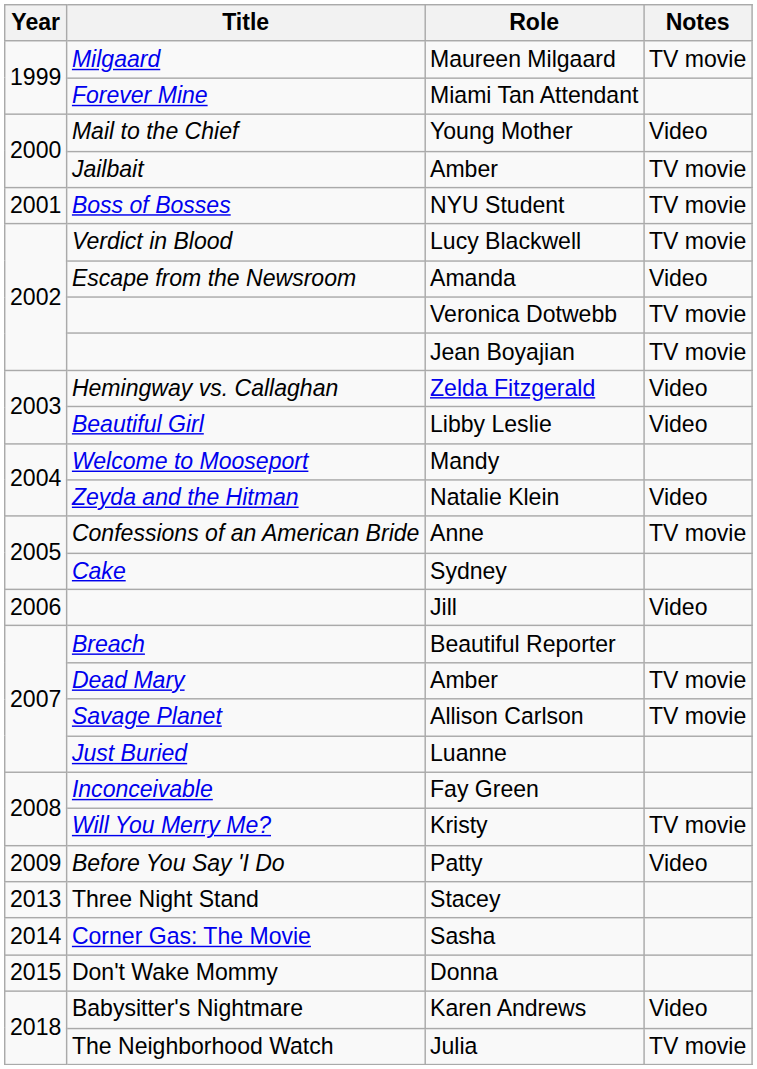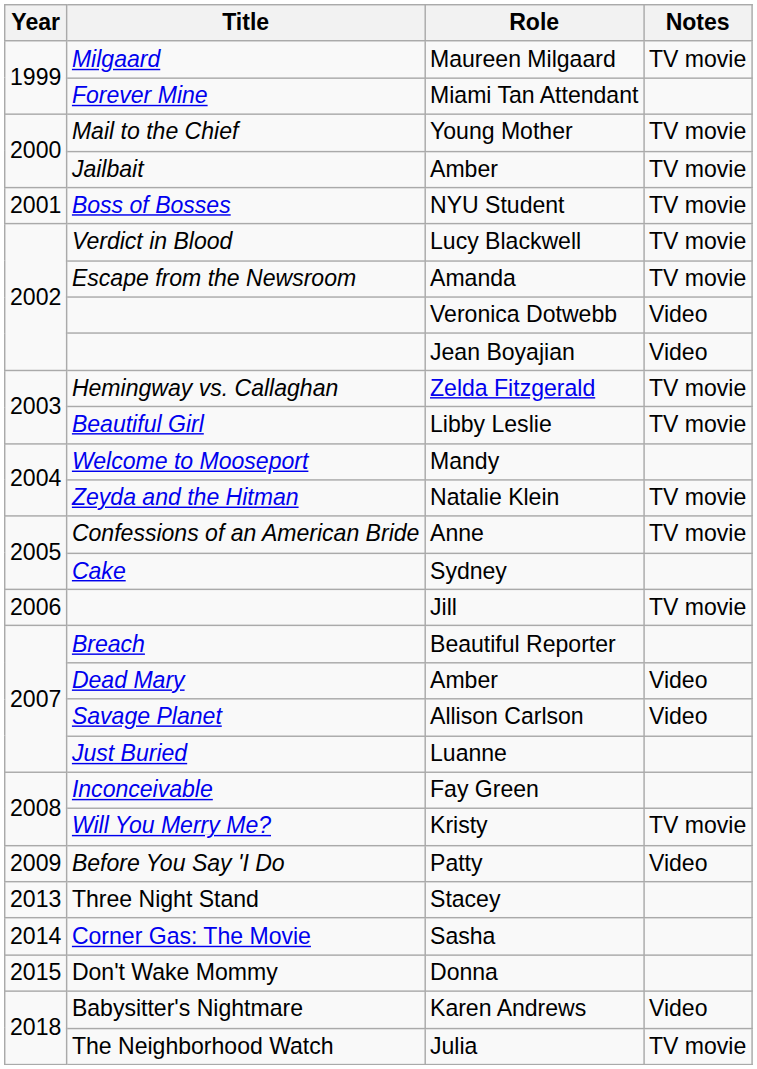(678, 132) Video -> (698, 132) TV movie
(678, 278) Video -> (698, 278) TV movie
(698, 315) TV movie -> (678, 315) Video
(698, 351) TV movie -> (678, 351) Video
(678, 388) Video -> (698, 388) TV movie
(678, 424) Video -> (698, 424) TV movie
(678, 497) Video -> (698, 497) TV movie
(678, 607) Video -> (698, 607) TV movie
(698, 680) TV movie -> (678, 680) Video
(698, 717) TV movie -> (678, 717) Video
